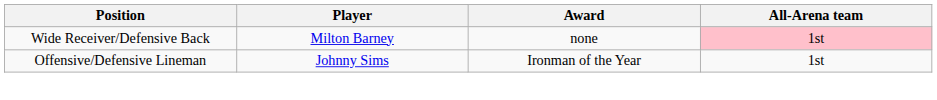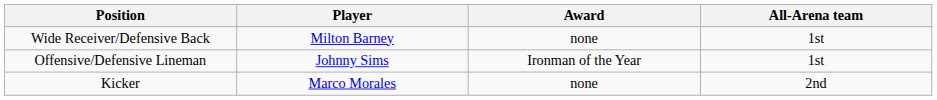(816, 38) pink background -> (816, 38) no background
+ row: (120, 83)
